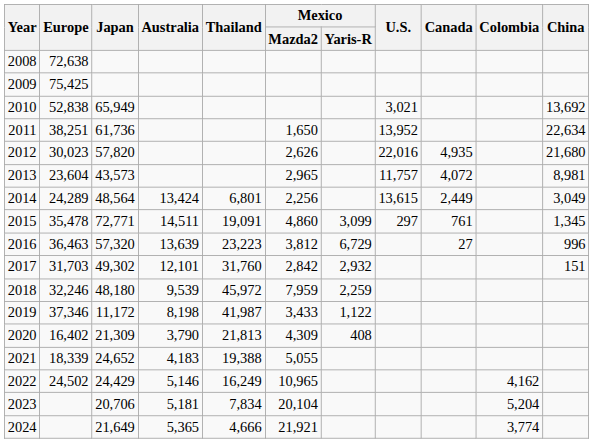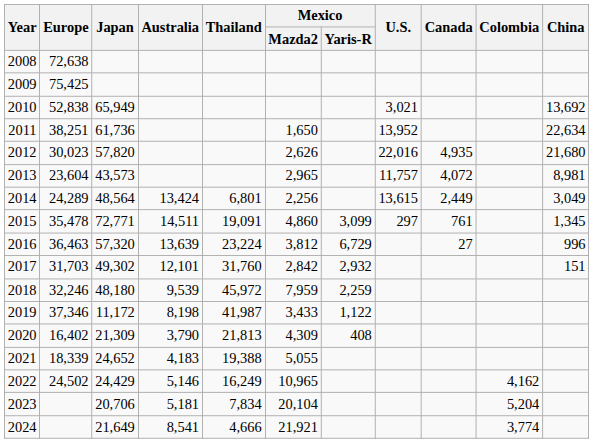(242, 244) 23,223 -> (242, 244) 23,224
(183, 426) 5,365 -> (183, 426) 8,541
